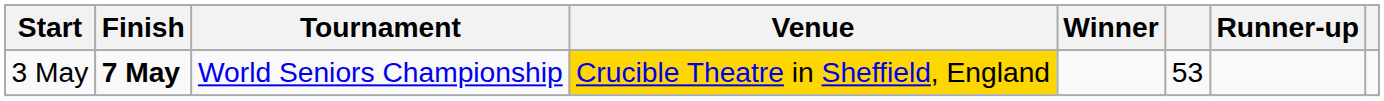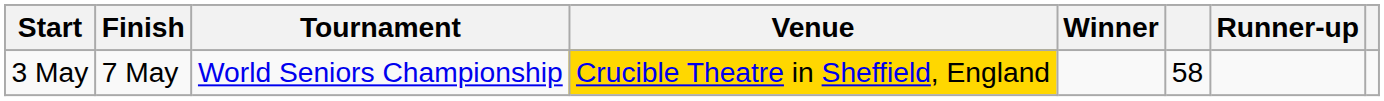(141, 72) bold -> (140, 72) normal
(1188, 72) 53 -> (1188, 72) 58
